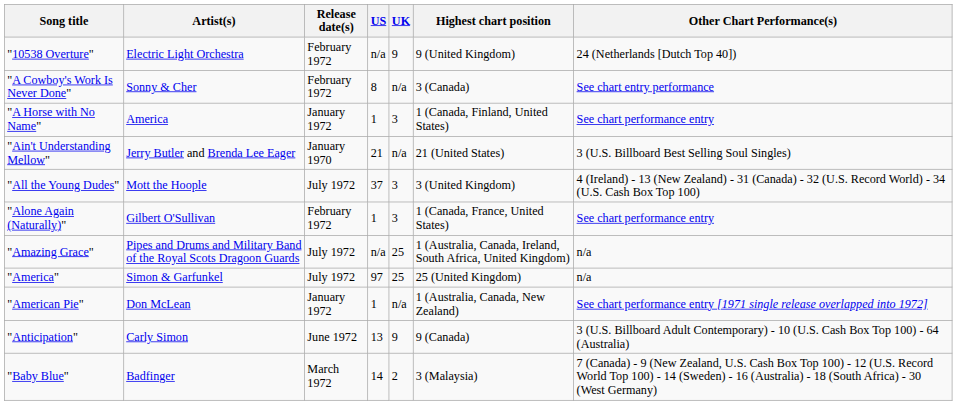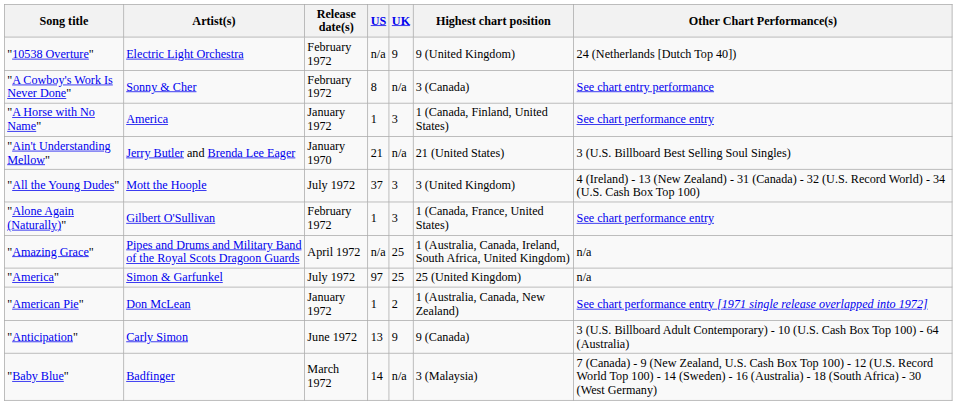(331, 251) July 1972 -> (334, 251) April 1972
(399, 303) n/a -> (395, 303) 2
(395, 376) 2 -> (399, 376) n/a
